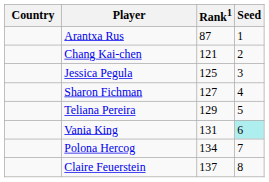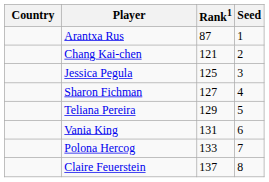(240, 129) paleturquoise background -> (240, 129) no background
(208, 148) 134 -> (208, 148) 133
